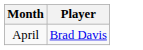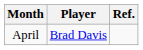+ column: (124, 14)
